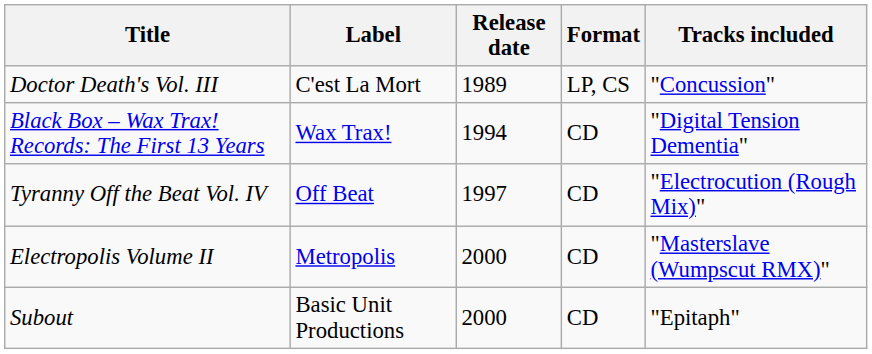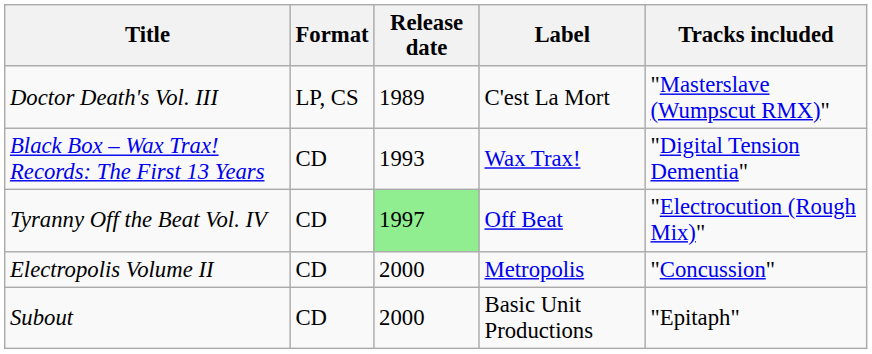columns swapped: (373, 35) <-> (603, 35)
(713, 84) "Concussion" -> (740, 96) "Masterslave (Wumpscut RMX)"
(484, 132) 1994 -> (402, 158) 1993
(484, 194) no background -> (402, 220) lightgreen background
(740, 256) "Masterslave (Wumpscut RMX)" -> (713, 268) "Concussion"
